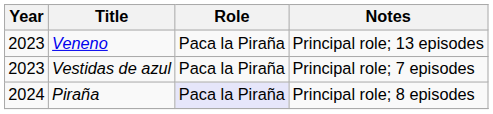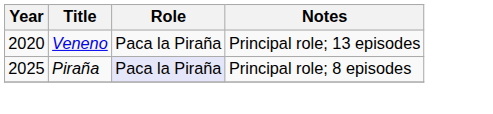(26, 43) 2023 -> (26, 43) 2020
- row: (112, 69)
(26, 95) 2024 -> (26, 69) 2025
